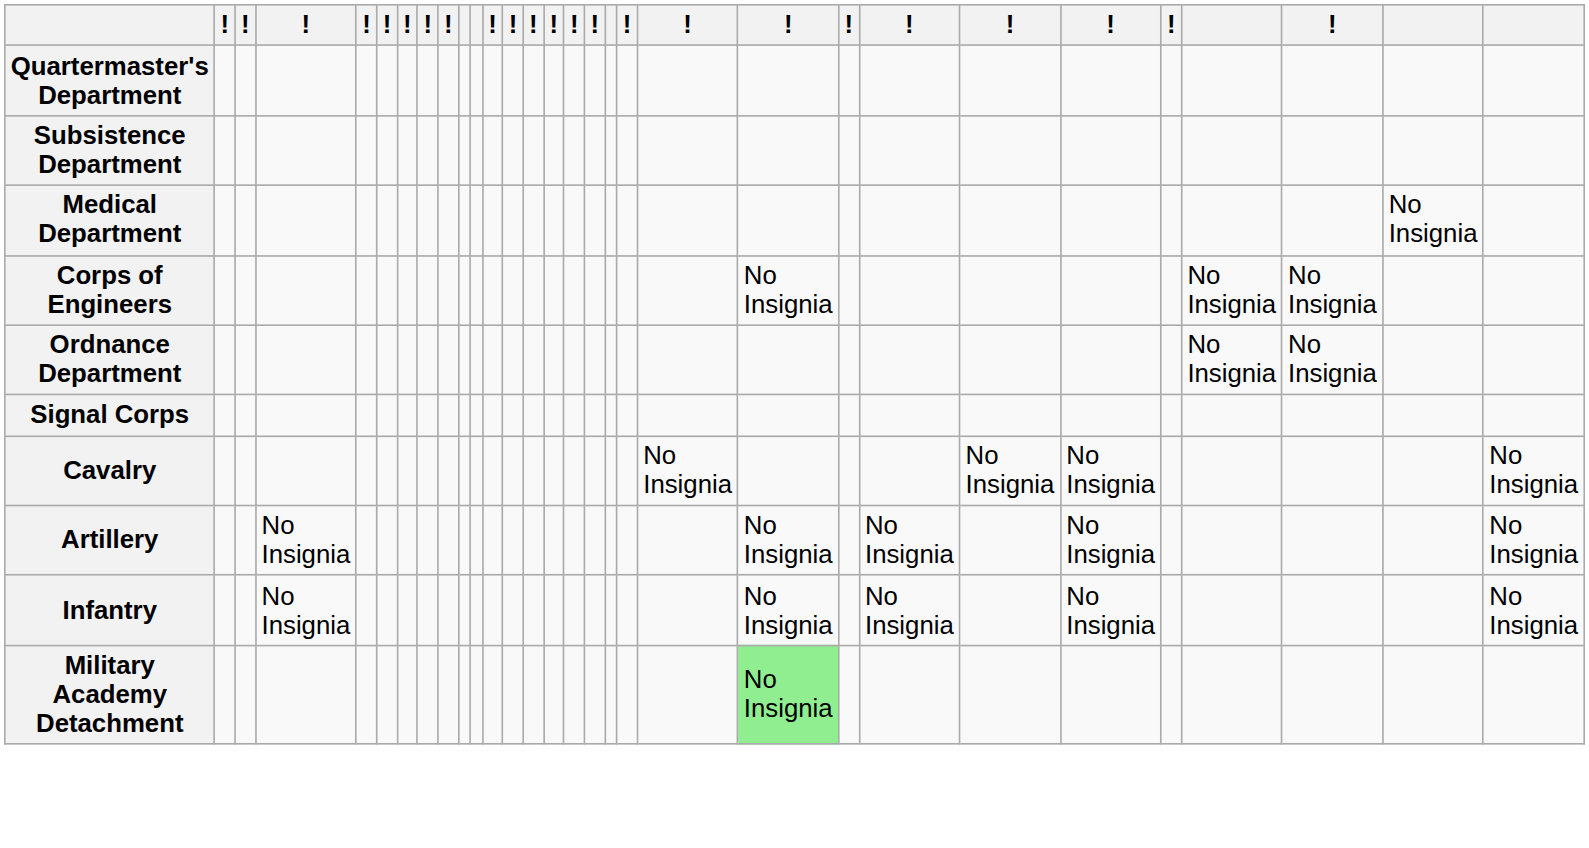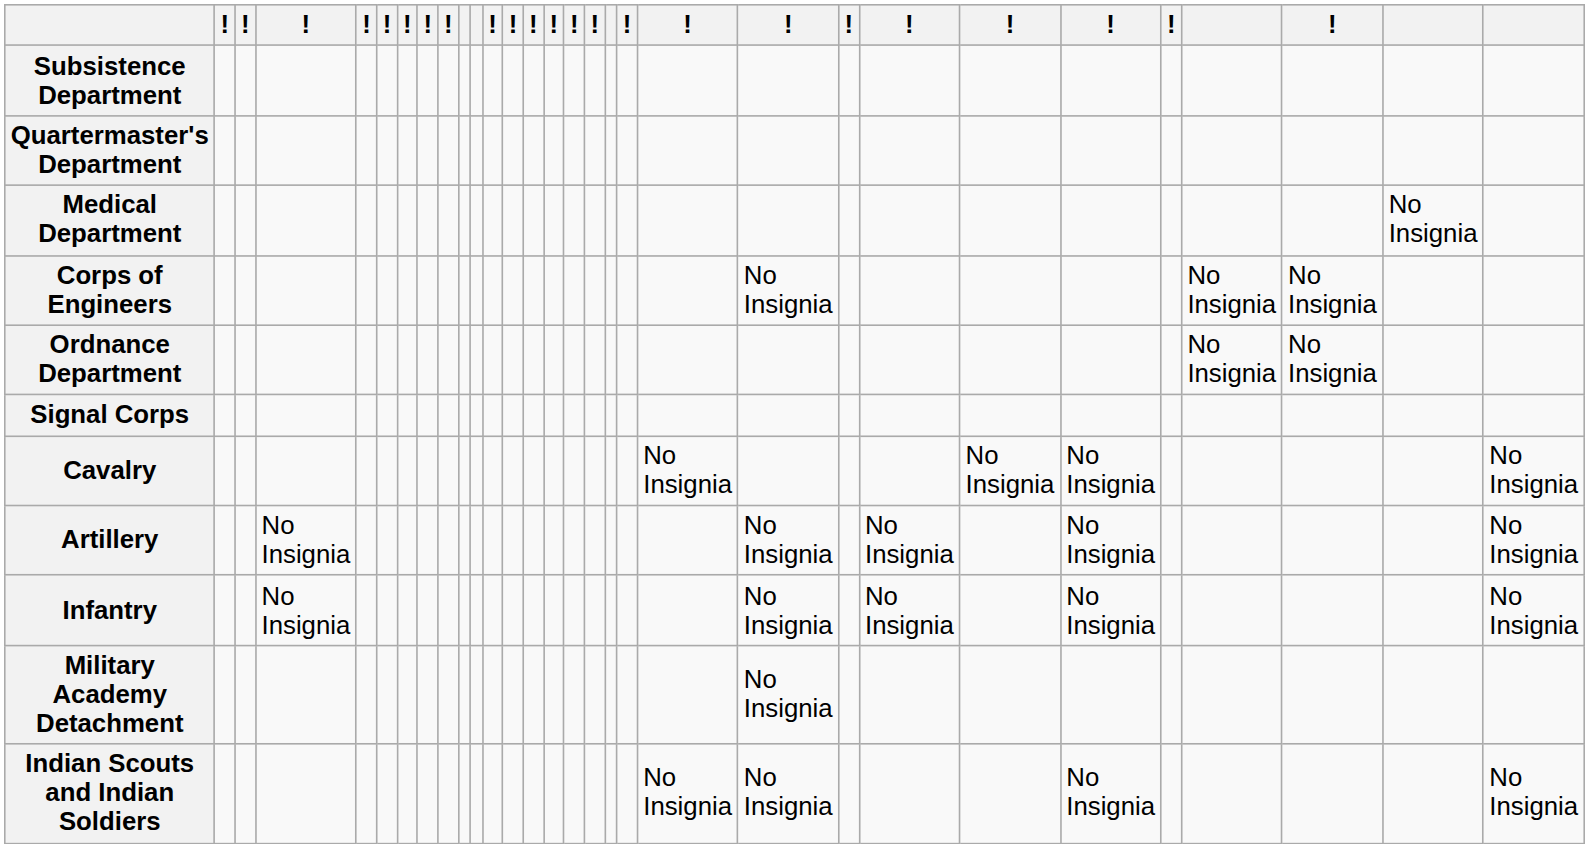rows swapped: (110, 80) <-> (110, 150)
(788, 694) lightgreen background -> (788, 694) no background
+ row: (110, 793)
